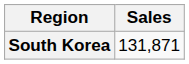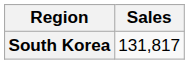(149, 45) 131,871 -> (149, 45) 131,817
